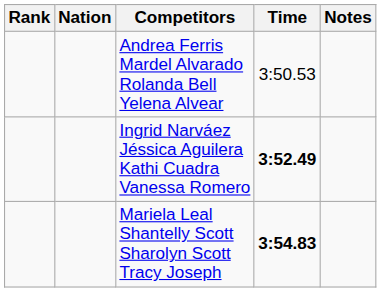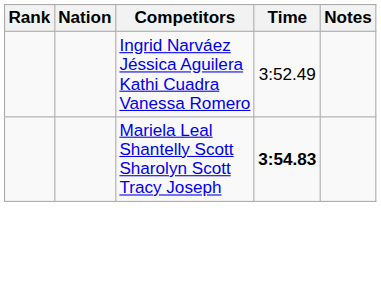- row: (181, 74)
(287, 159) bold -> (287, 74) normal
